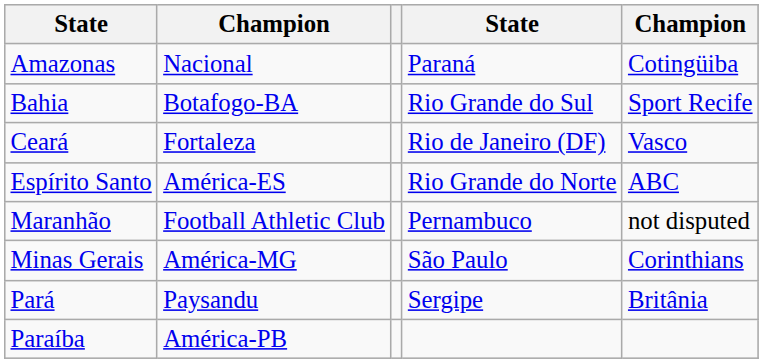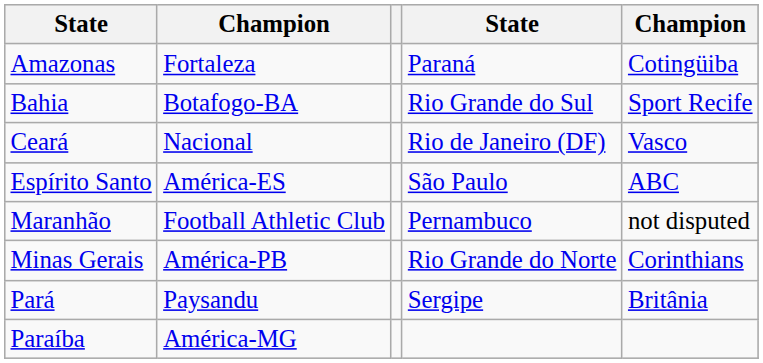(208, 63) Nacional -> (209, 63) Fortaleza
(209, 142) Fortaleza -> (208, 142) Nacional
(512, 181) Rio Grande do Norte -> (458, 181) São Paulo
(230, 260) América-MG -> (225, 260) América-PB
(458, 260) São Paulo -> (512, 260) Rio Grande do Norte
(225, 338) América-PB -> (230, 338) América-MG
